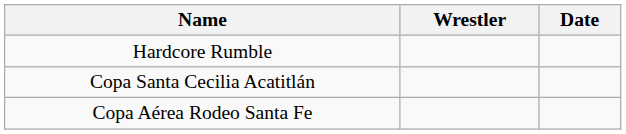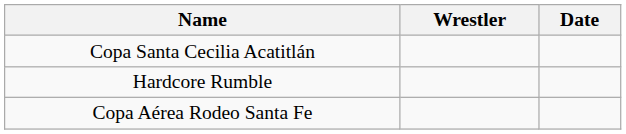rows swapped: (202, 50) <-> (202, 81)
